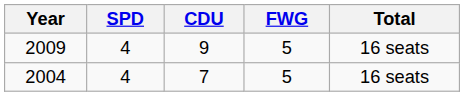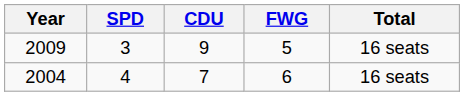(125, 47) 4 -> (125, 47) 3
(287, 76) 5 -> (287, 76) 6
